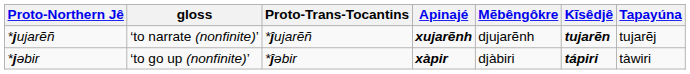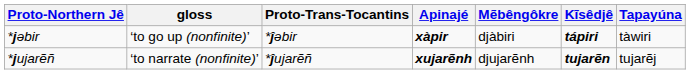rows swapped: (31, 36) <-> (23, 58)
